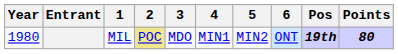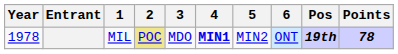(24, 38) 1980 -> (24, 38) 1978
(214, 38) normal -> (214, 38) bold
(367, 38) 80 -> (367, 38) 78
